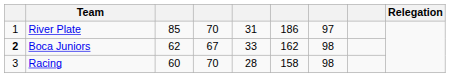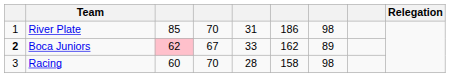(328, 30) 97 -> (328, 30) 98
(174, 47) no background -> (174, 47) pink background
(328, 47) 98 -> (328, 47) 89
